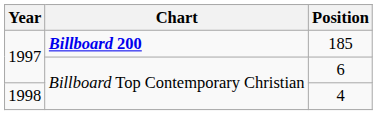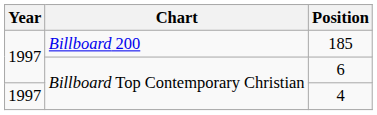(95, 43) bold -> (95, 43) normal
(25, 95) 1998 -> (25, 95) 1997
